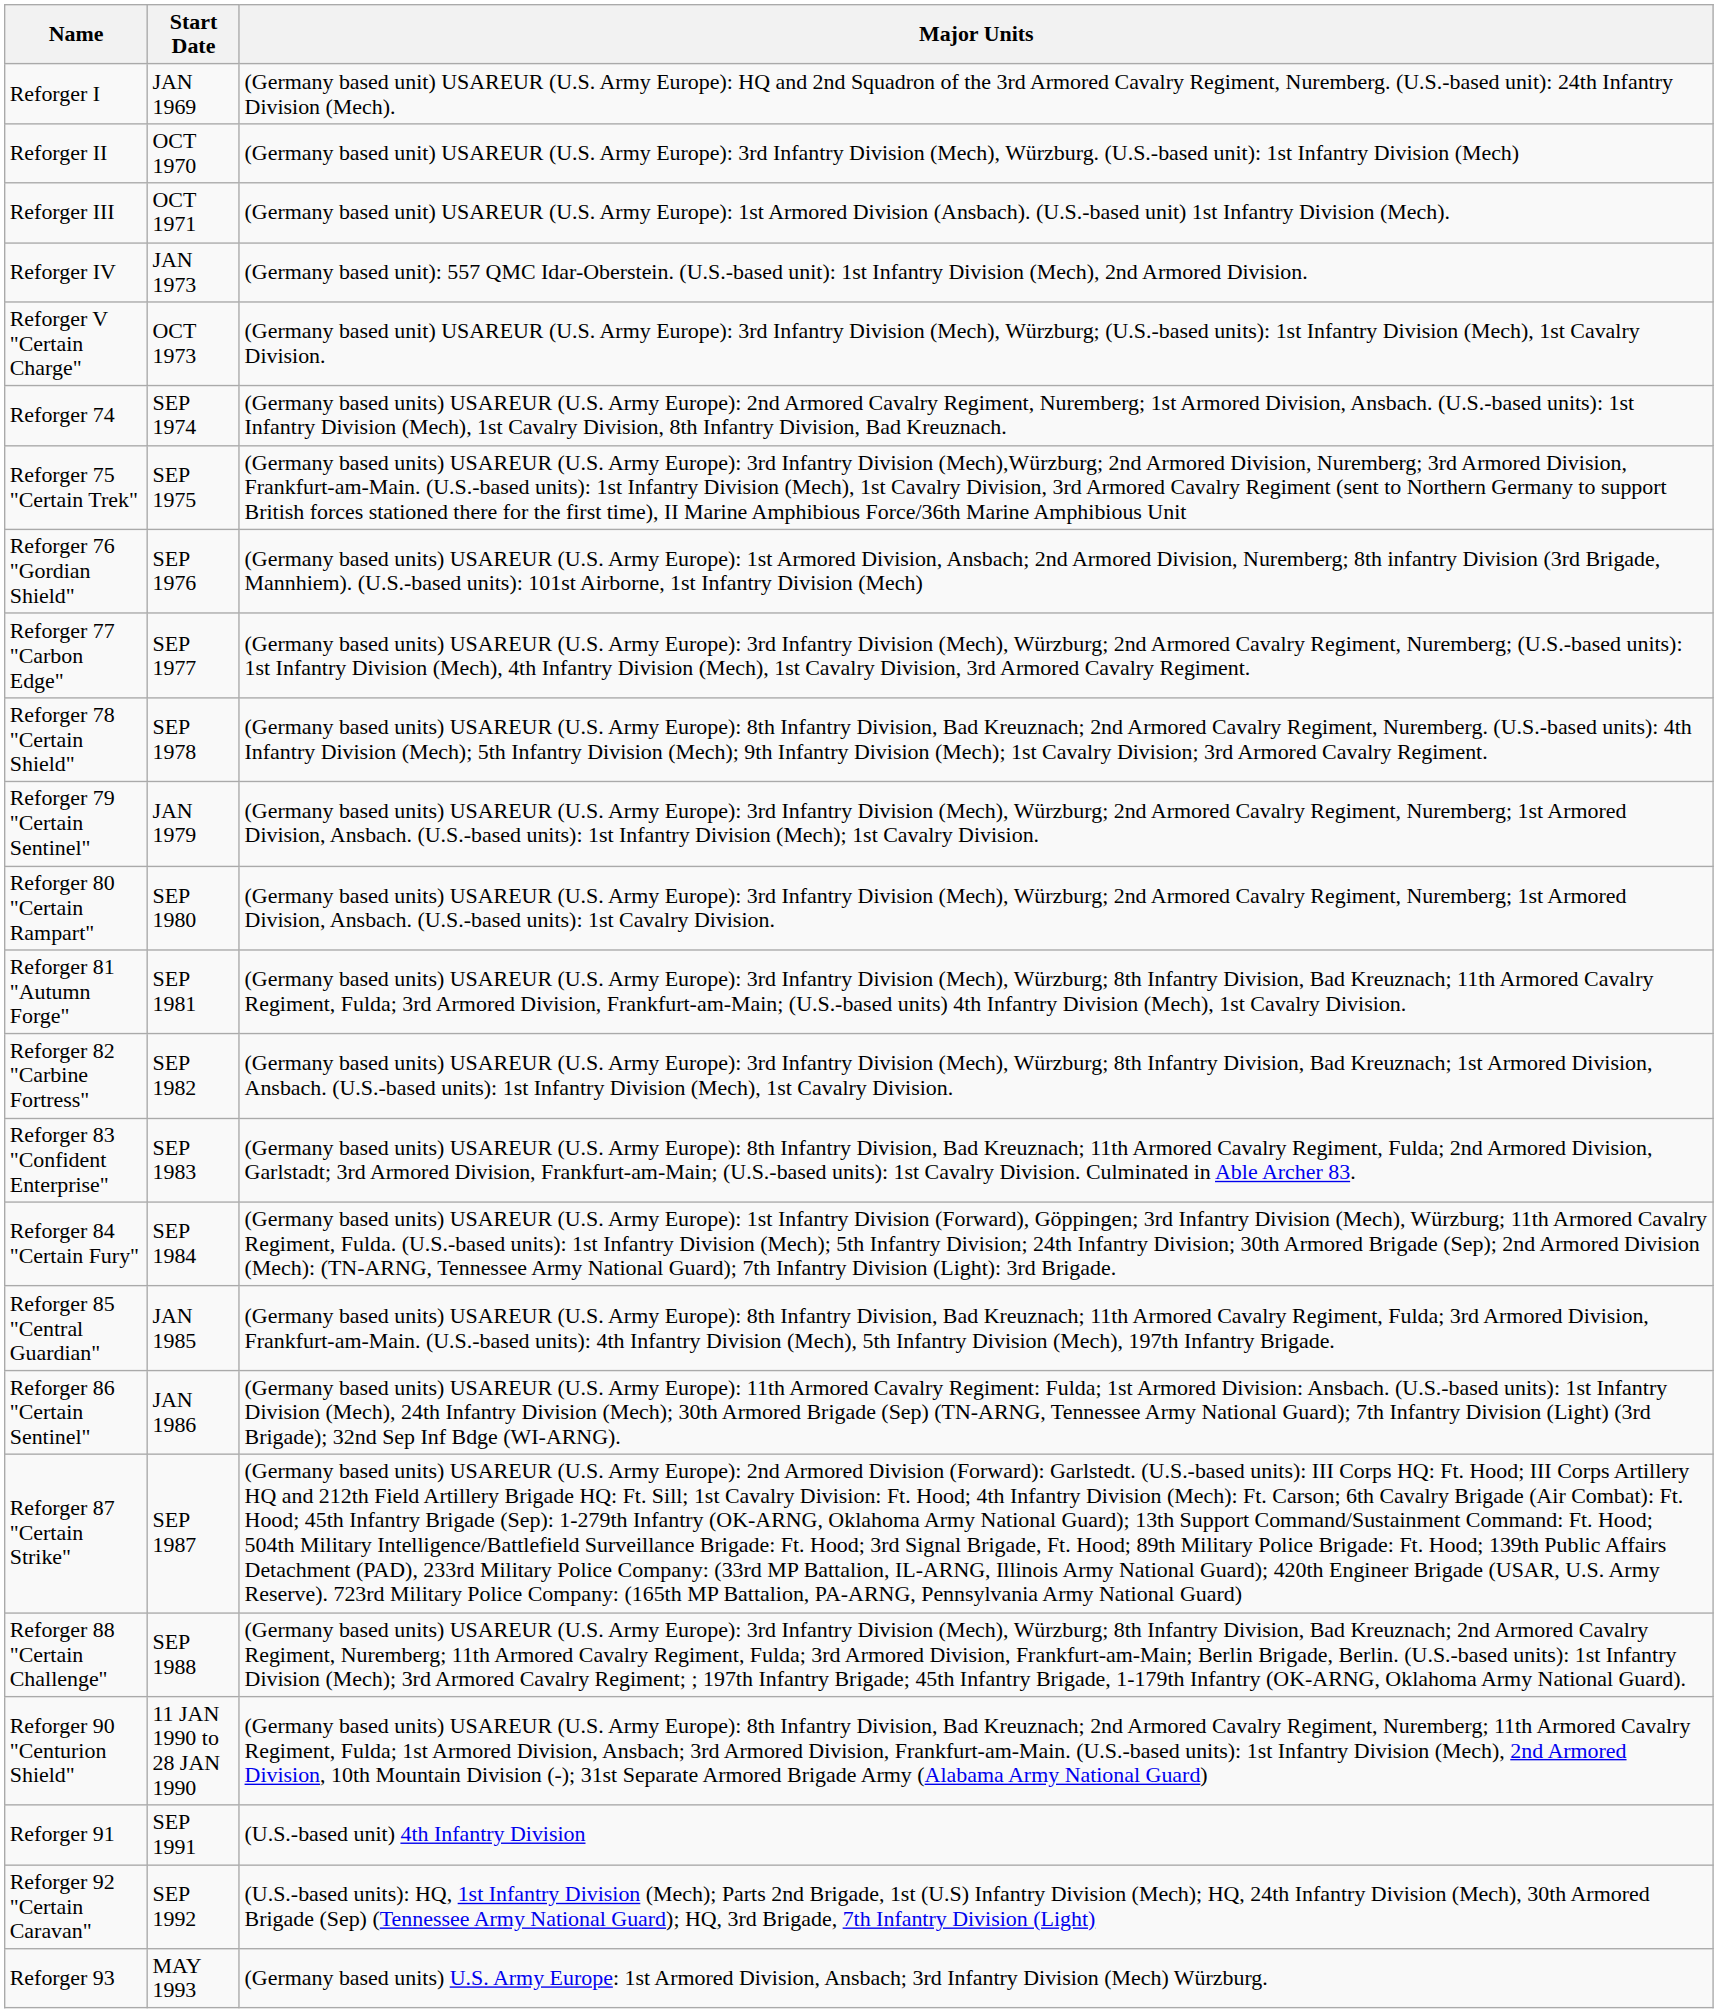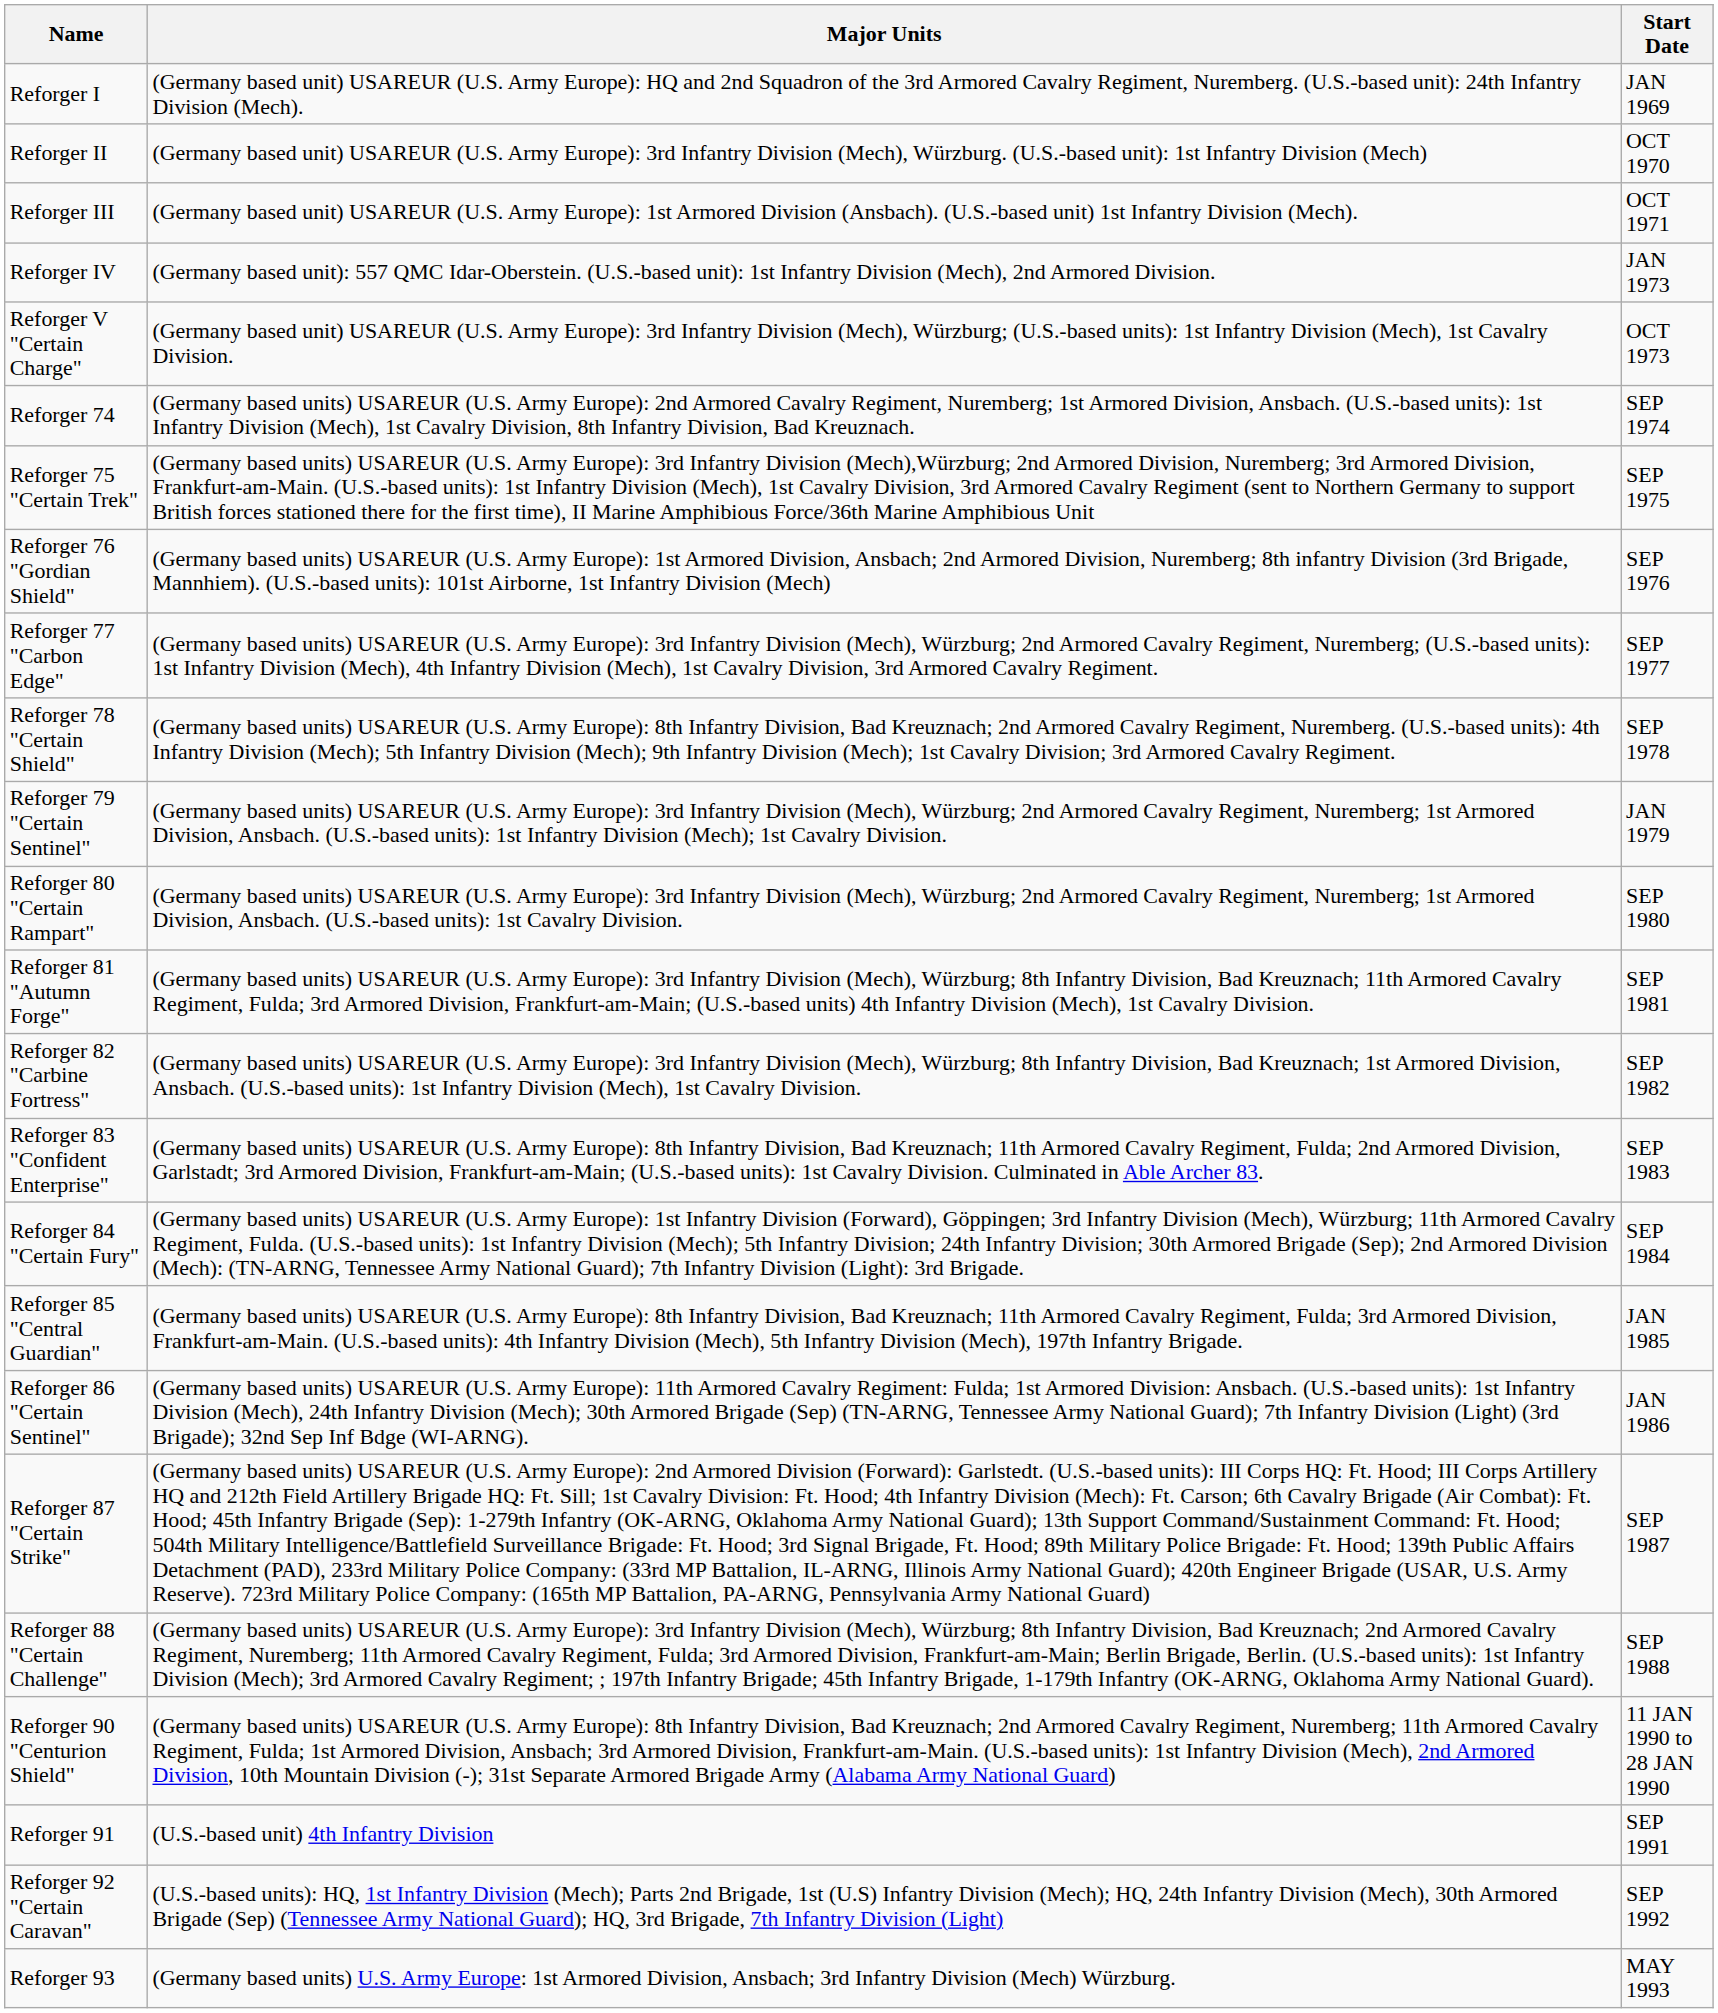columns swapped: (193, 34) <-> (976, 34)
